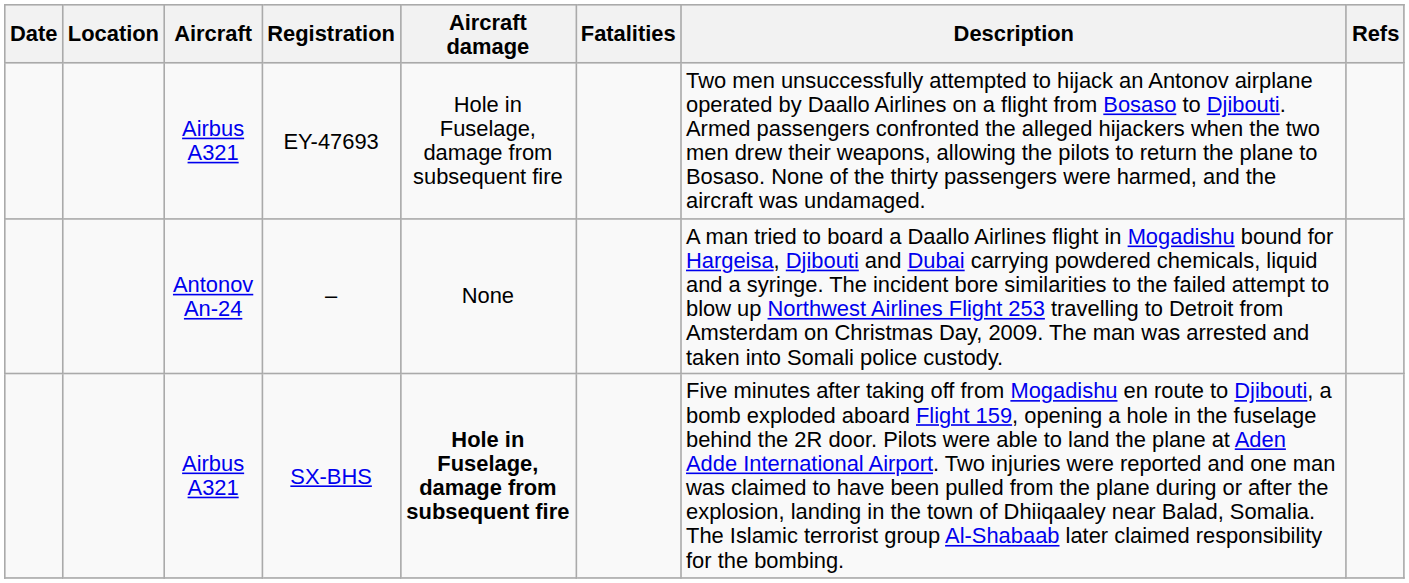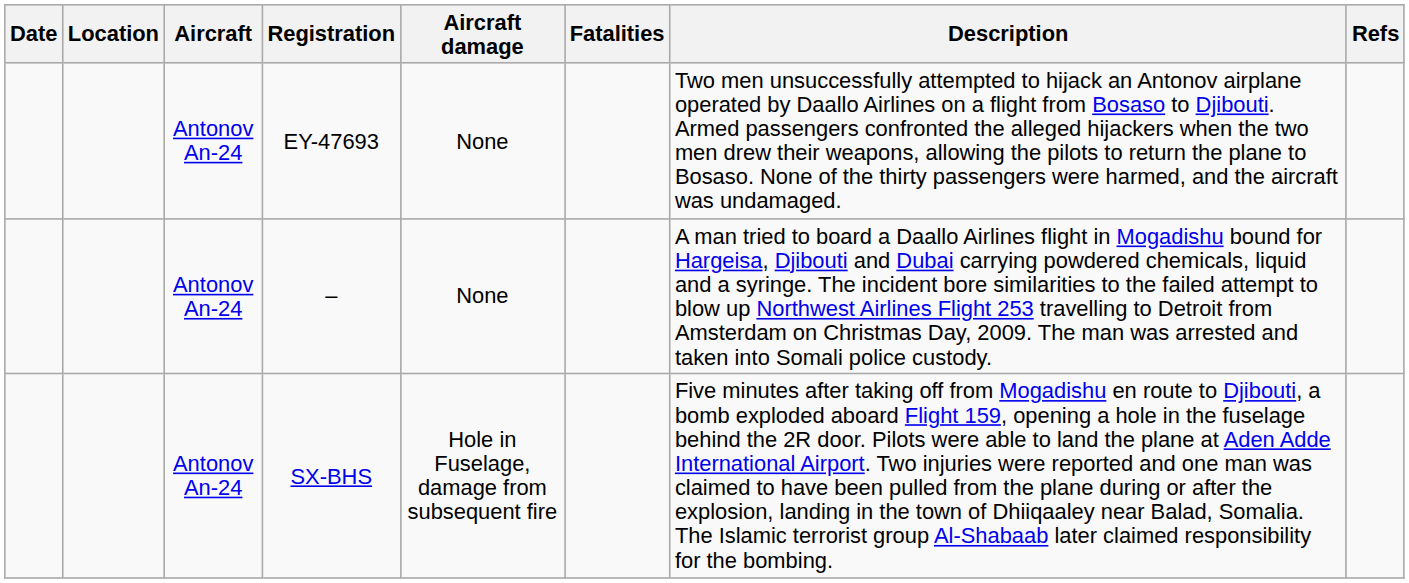(213, 141) Airbus A321 -> (213, 141) Antonov An-24
(488, 141) Hole in Fuselage, damage from subsequent fire -> (482, 141) None
(213, 475) Airbus A321 -> (213, 475) Antonov An-24
(488, 475) bold -> (482, 475) normal
